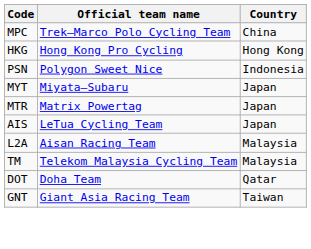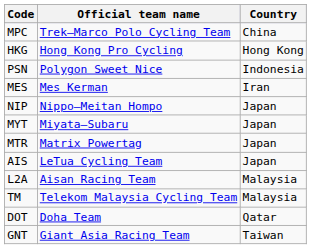+ row: (17, 87)
+ row: (17, 106)
